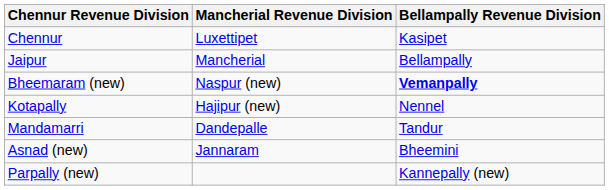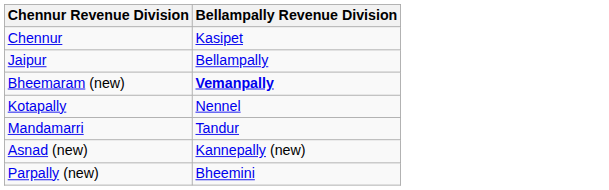- column: (294, 15)
(429, 151) Bheemini -> (251, 151) Kannepally (new)
(454, 173) Kannepally (new) -> (225, 173) Bheemini
